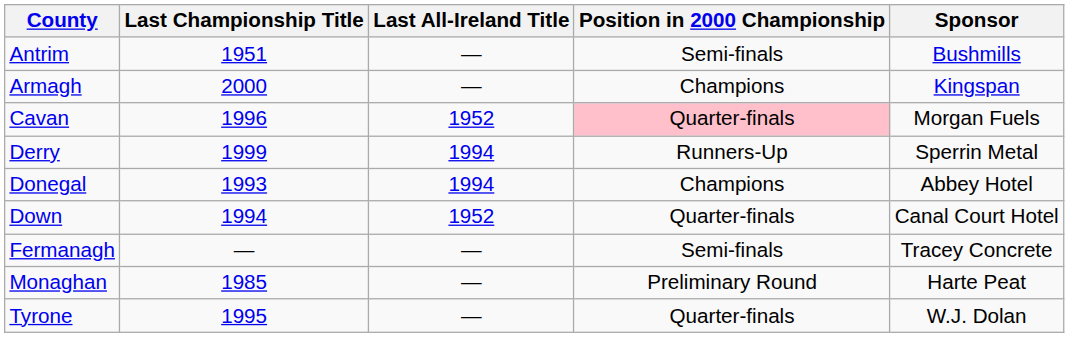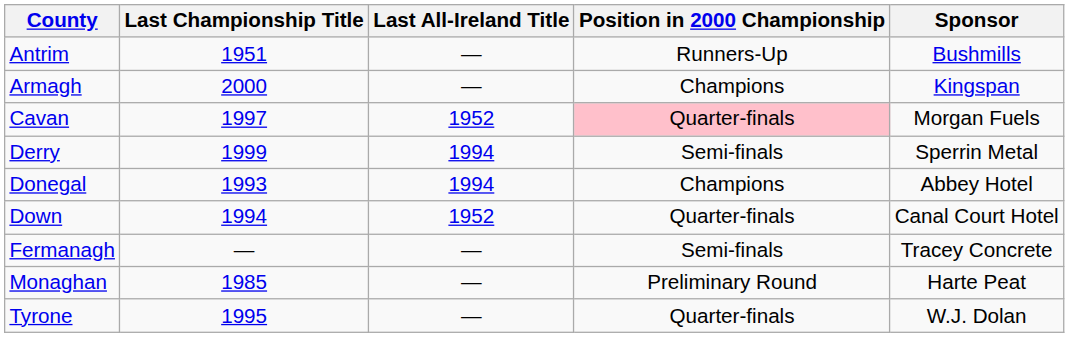(732, 53) Semi-finals -> (732, 53) Runners-Up
(244, 119) 1996 -> (244, 119) 1997
(732, 151) Runners-Up -> (732, 151) Semi-finals
